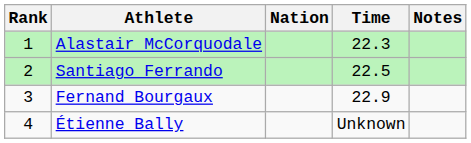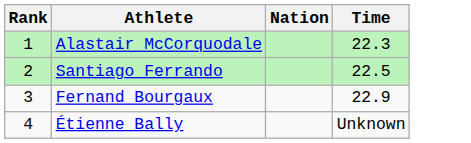- column: (438, 18)
